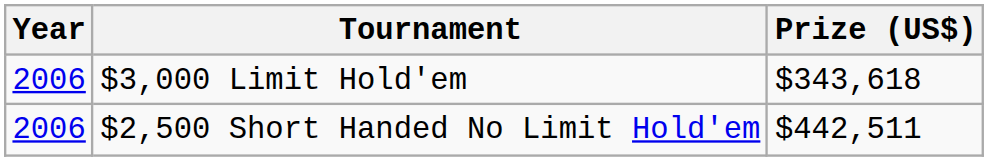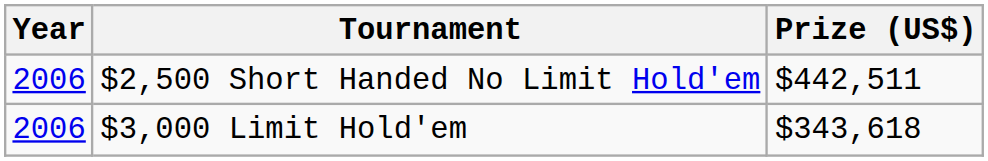rows swapped: (430, 130) <-> (284, 80)
